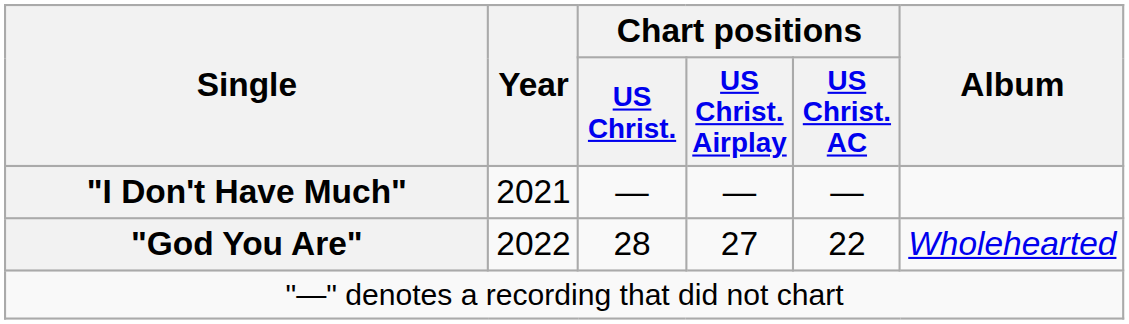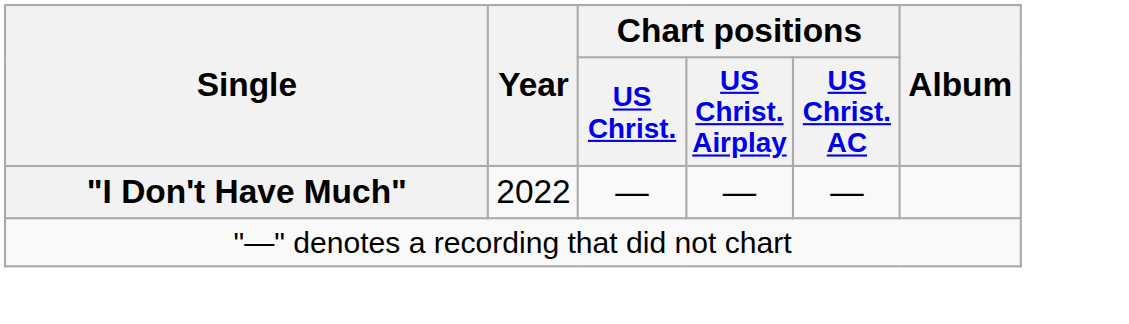(534, 191) 2021 -> (534, 191) 2022
- row: (247, 244)
